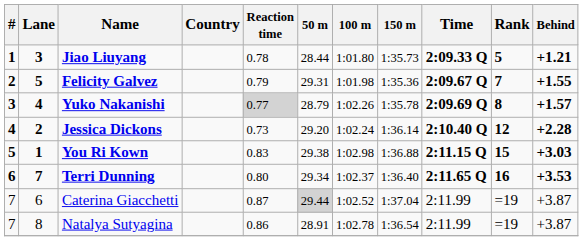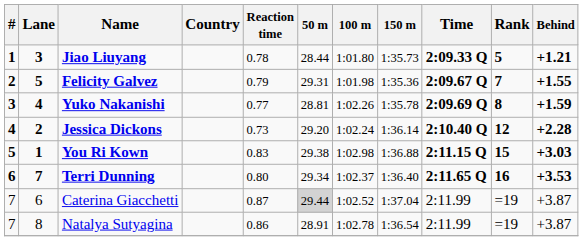(258, 105) lightgrey background -> (258, 105) no background
(315, 105) 28.79 -> (315, 105) 28.81
(554, 104) +1.57 -> (554, 104) +1.59
